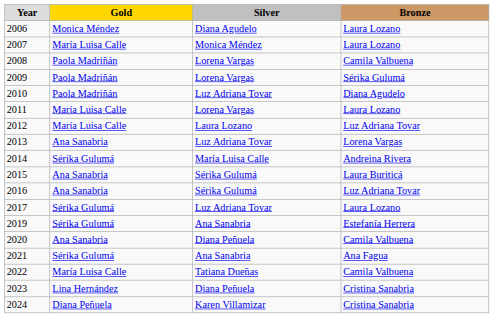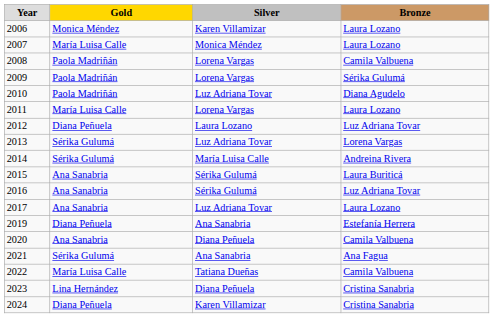(226, 28) Diana Agudelo -> (230, 28) Karen Villamizar
(89, 126) María Luisa Calle -> (82, 126) Diana Peñuela
(80, 142) Ana Sanabria -> (83, 142) Sérika Gulumá
(83, 207) Sérika Gulumá -> (80, 207) Ana Sanabria
(83, 223) Sérika Gulumá -> (82, 223) Diana Peñuela
